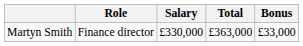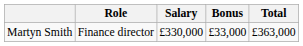columns swapped: (277, 13) <-> (230, 13)
